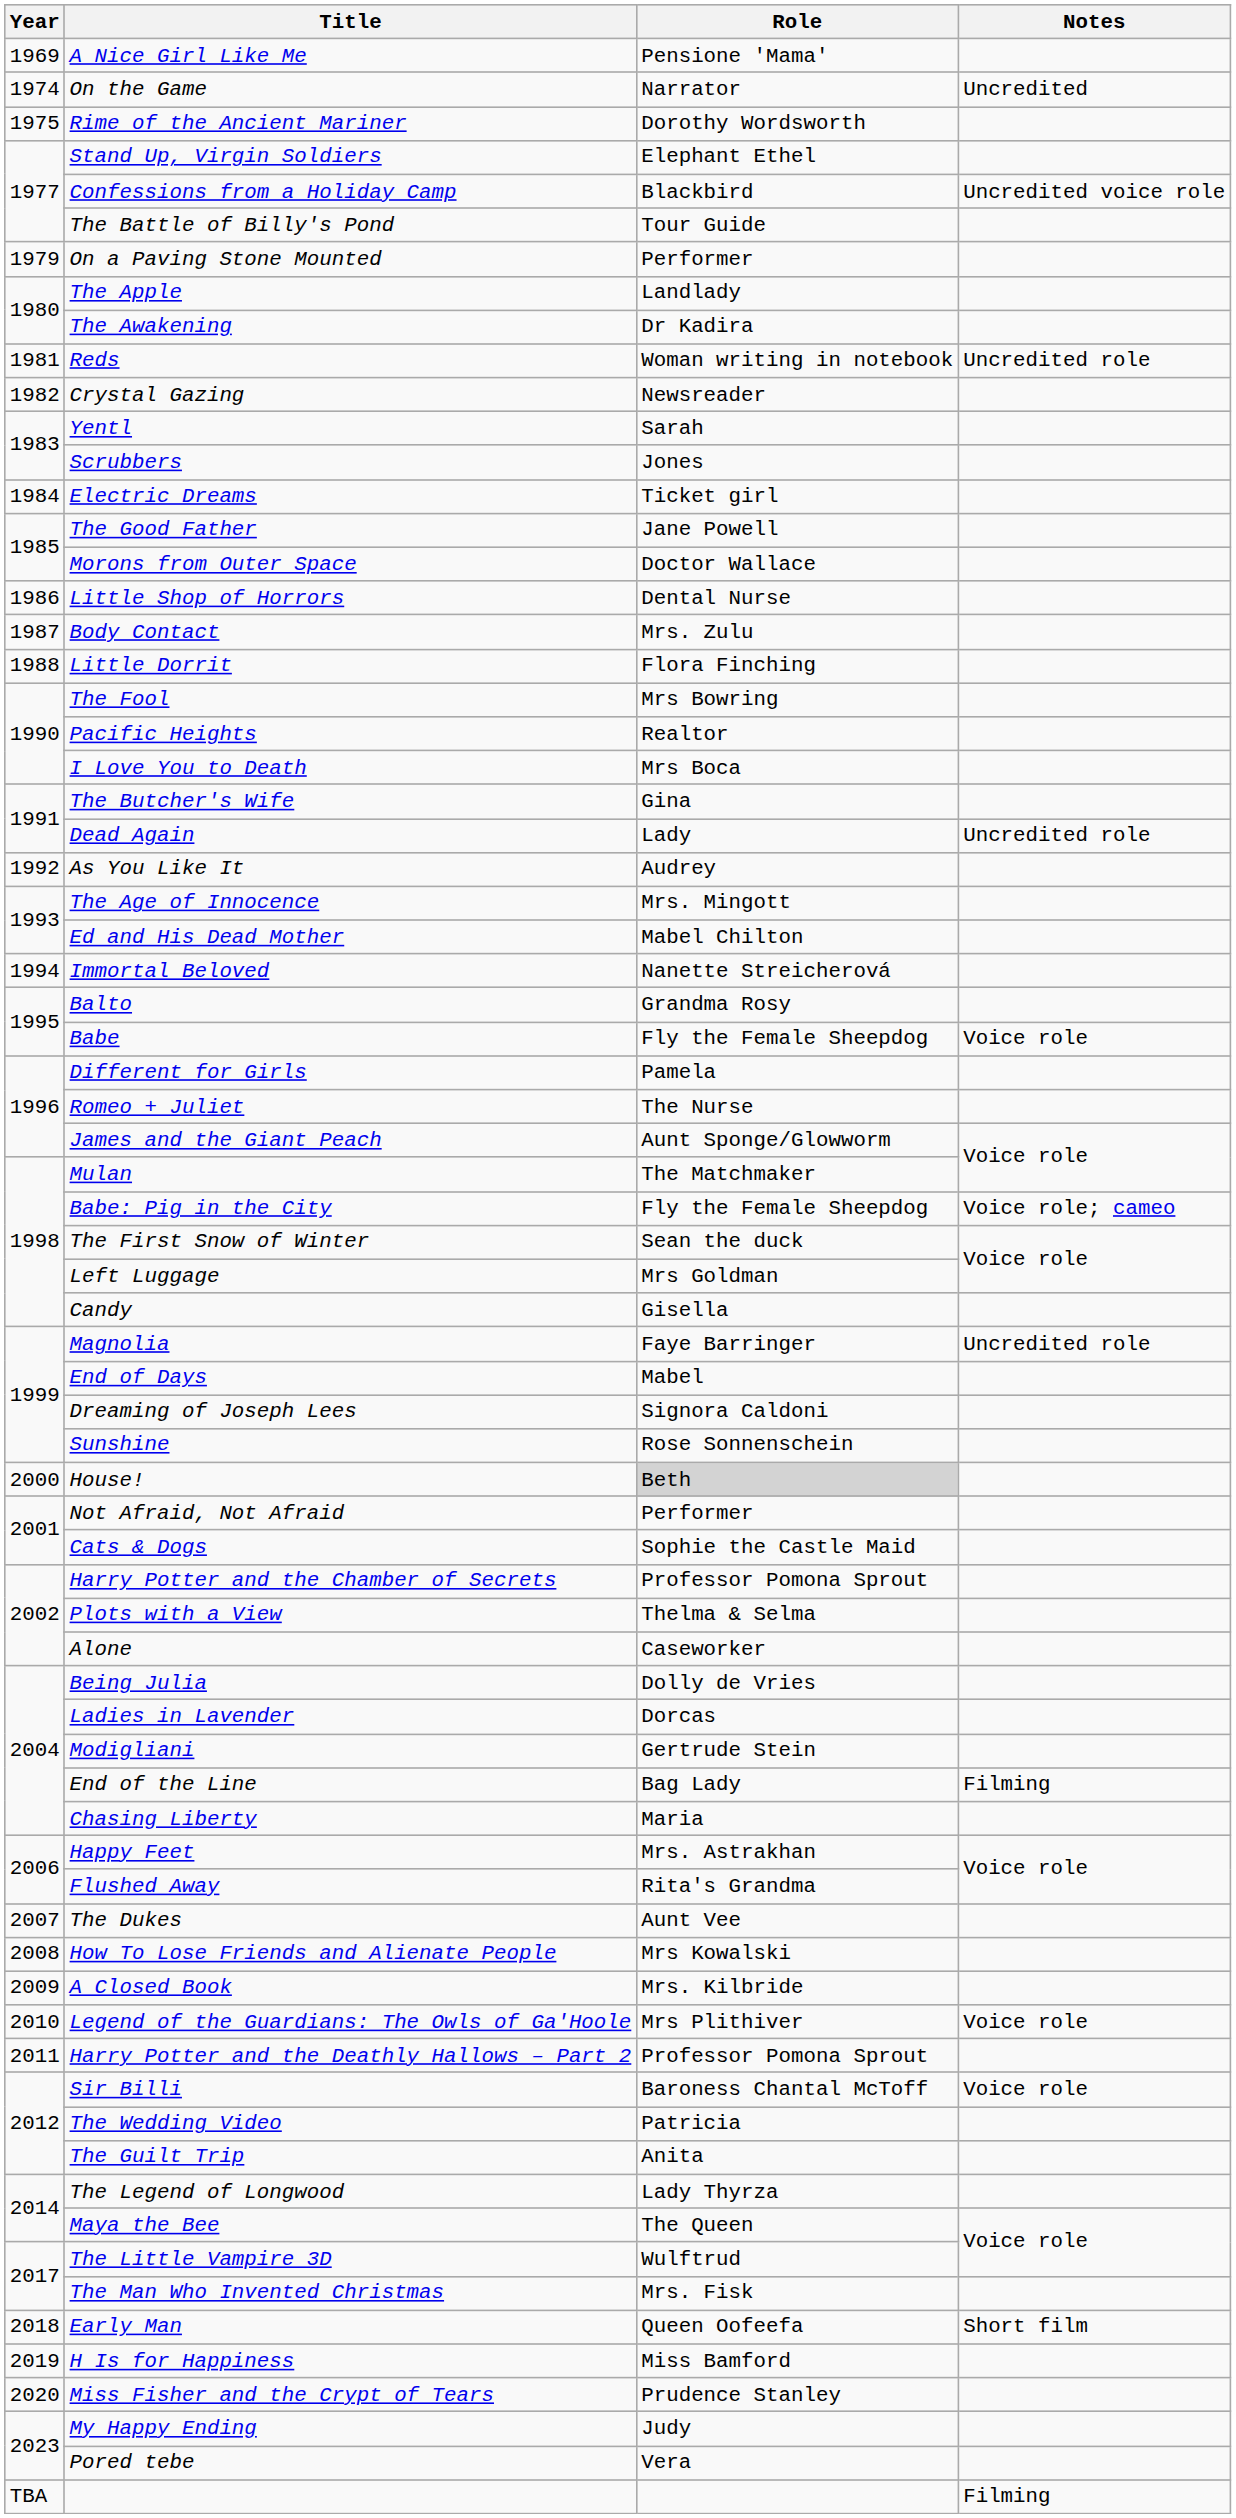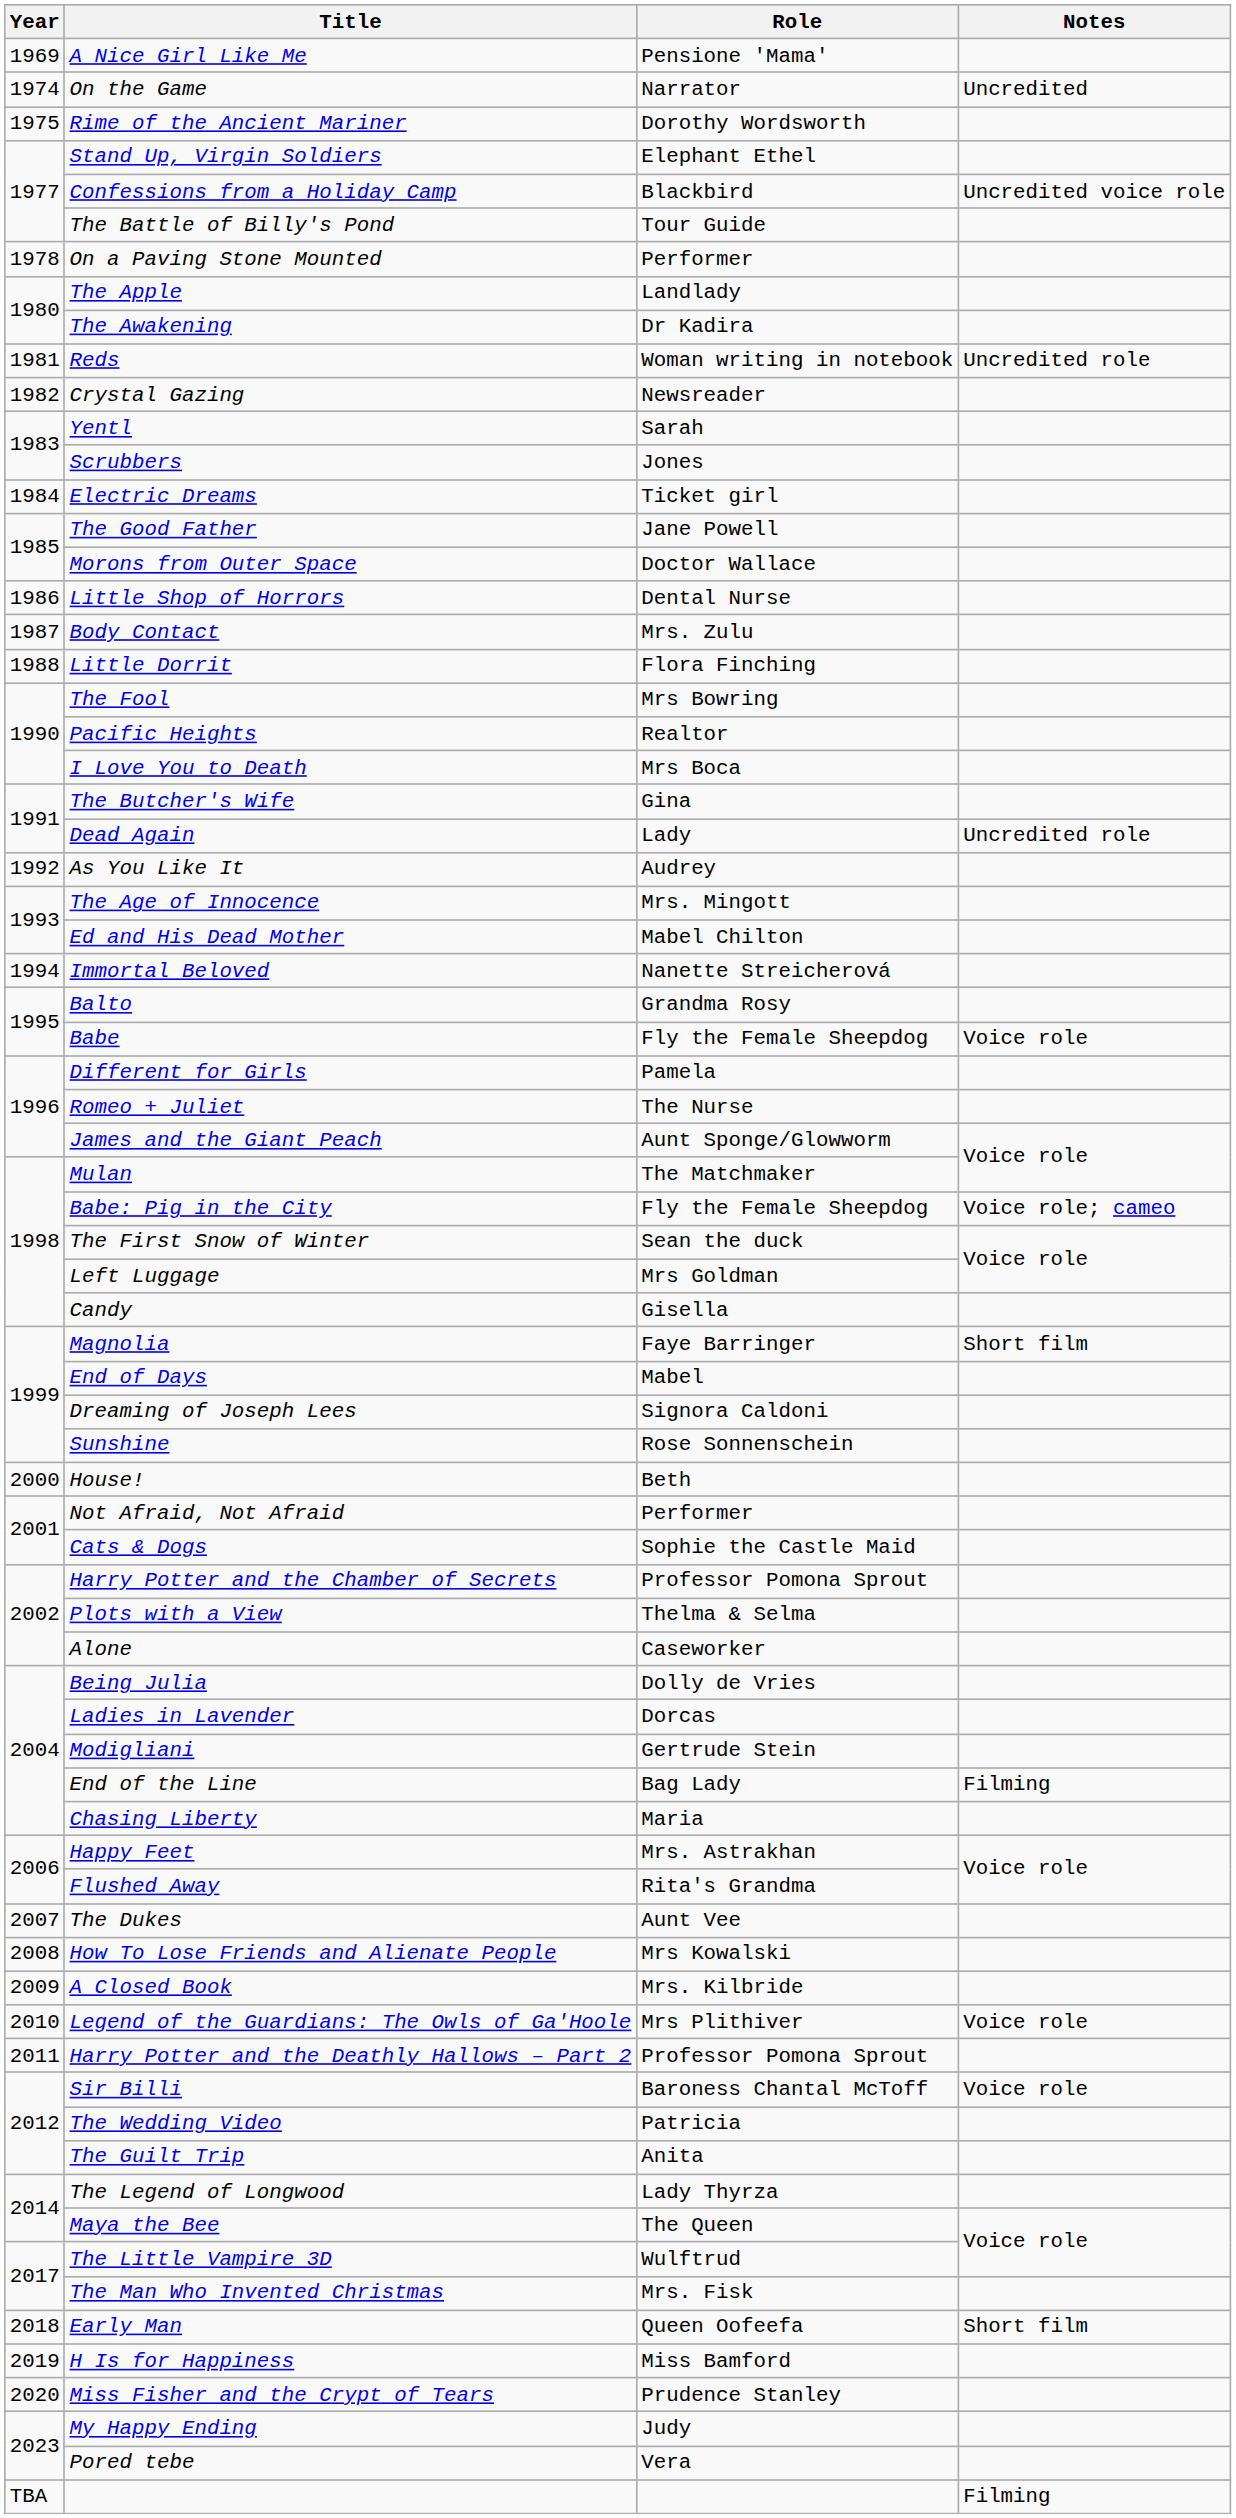(35, 259) 1979 -> (35, 259) 1978
(1057, 1344) Uncredited role -> (1026, 1344) Short film
(666, 1479) lightgrey background -> (666, 1479) no background
